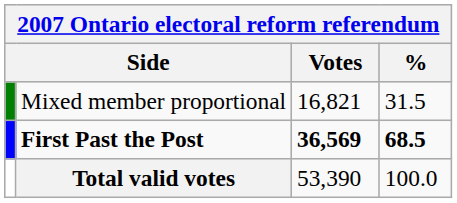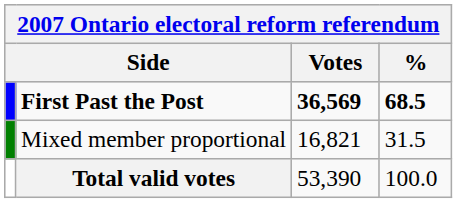rows swapped: (112, 139) <-> (154, 101)
